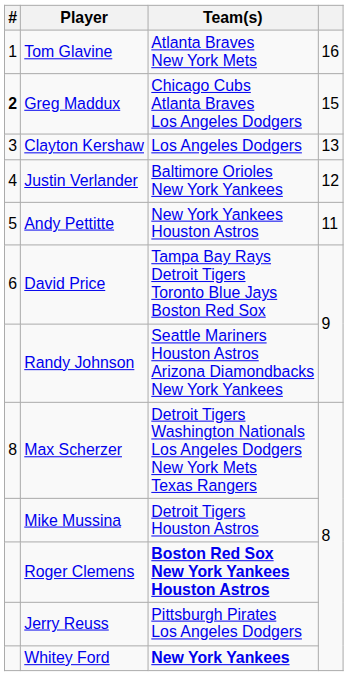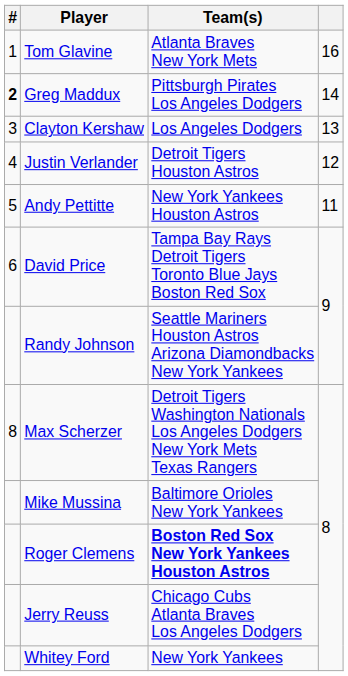(227, 103) Chicago Cubs Atlanta Braves Los Angeles Dodgers -> (227, 94) Pittsburgh Pirates Los Angeles Dodgers
(330, 103) 15 -> (330, 94) 14
(217, 180) Baltimore Orioles New York Yankees -> (205, 162) Detroit Tigers Houston Astros
(205, 520) Detroit Tigers Houston Astros -> (217, 502) Baltimore Orioles New York Yankees
(227, 623) Pittsburgh Pirates Los Angeles Dodgers -> (227, 614) Chicago Cubs Atlanta Braves Los Angeles Dodgers
(220, 657) bold -> (217, 657) normal
